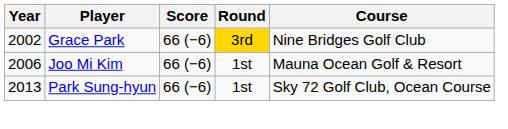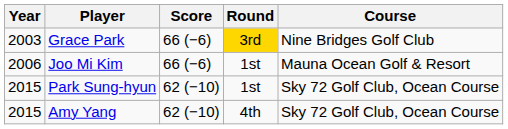(25, 40) 2002 -> (25, 40) 2003
(25, 87) 2013 -> (25, 87) 2015
(187, 87) 66 (−6) -> (191, 87) 62 (−10)
+ row: (82, 111)
